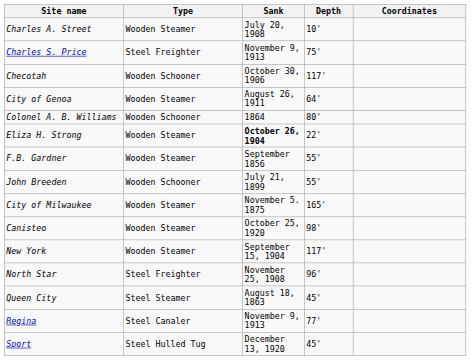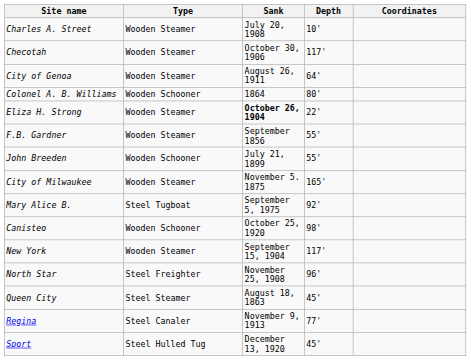- row: (46, 53)
(163, 76) Wooden Schooner -> (161, 53) Wooden Steamer
+ row: (39, 205)
(161, 228) Wooden Steamer -> (163, 228) Wooden Schooner
